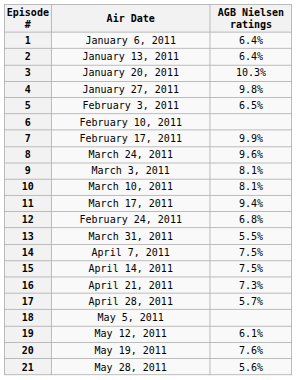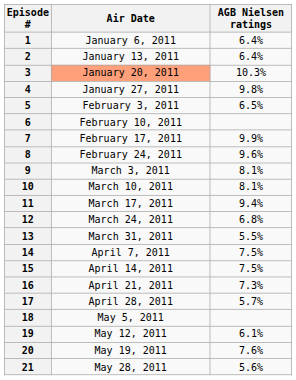(131, 73) no background -> (131, 73) lightsalmon background
(131, 155) March 24, 2011 -> (131, 155) February 24, 2011
(131, 220) February 24, 2011 -> (131, 220) March 24, 2011
